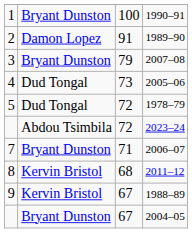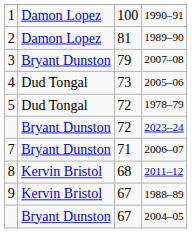(66, 15) Bryant Dunston -> (61, 15) Damon Lopez
(125, 37) 91 -> (124, 37) 81
(67, 127) Abdou Tsimbila -> (66, 127) Bryant Dunston
